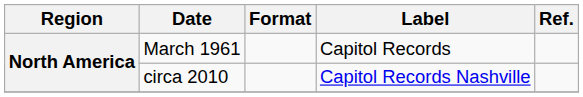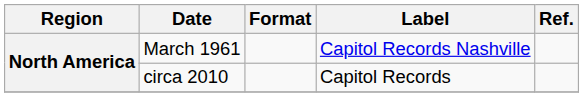(385, 48) Capitol Records -> (425, 48) Capitol Records Nashville
(425, 77) Capitol Records Nashville -> (385, 77) Capitol Records
